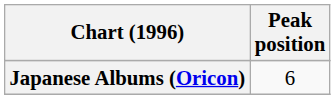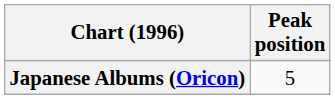(290, 77) 6 -> (290, 77) 5
